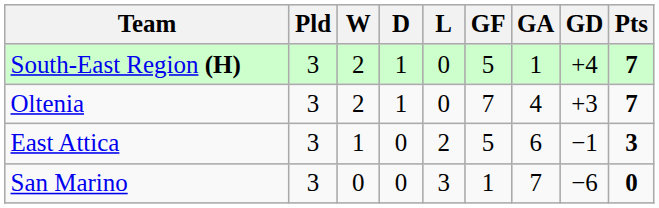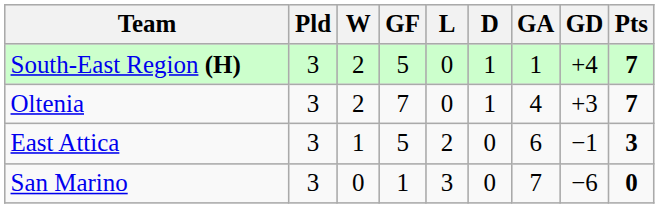columns swapped: (401, 24) <-> (488, 24)
